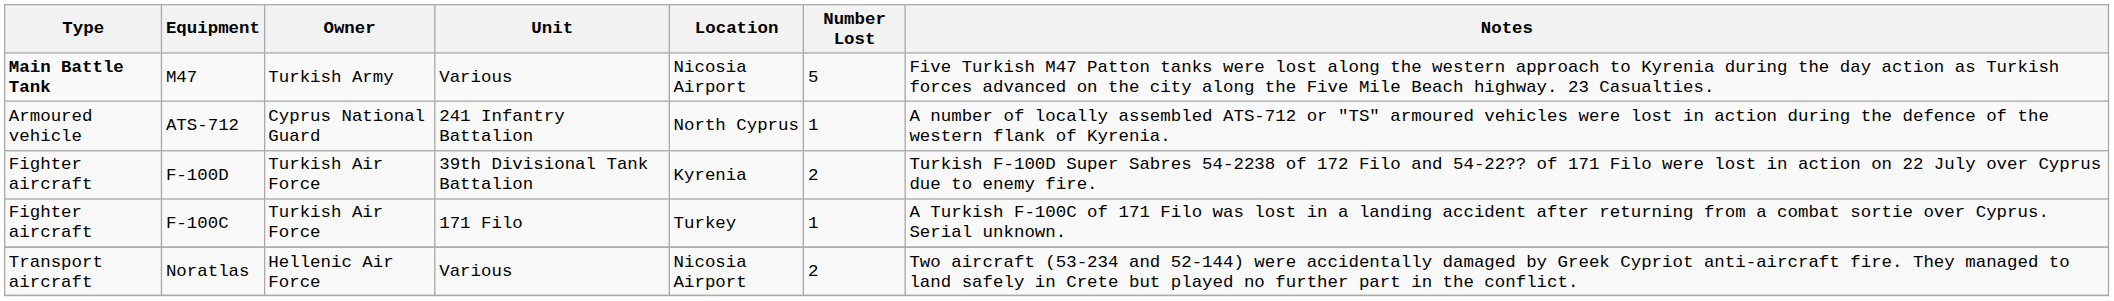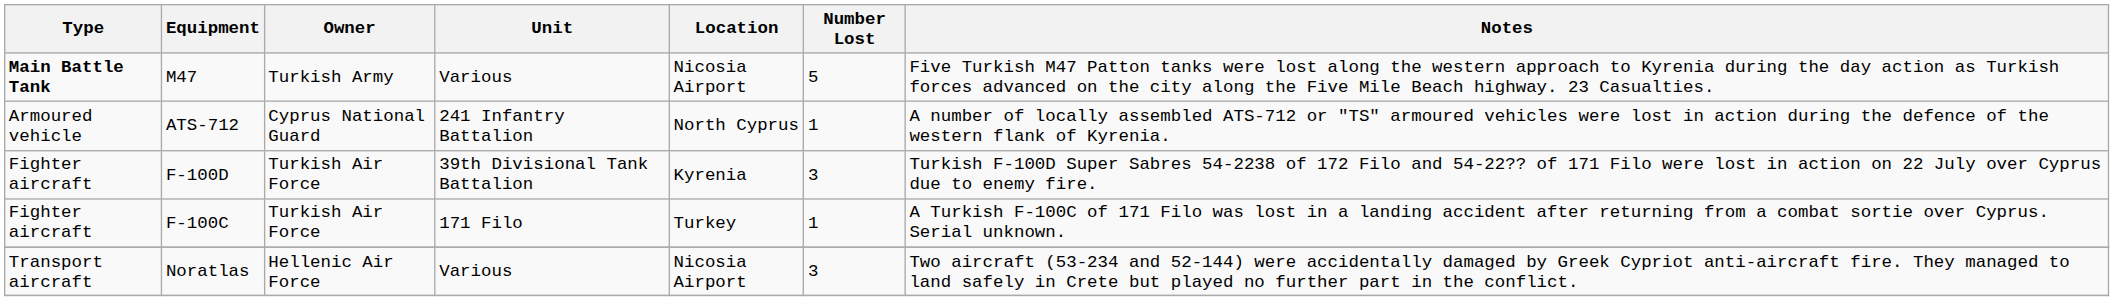(813, 174) 2 -> (813, 174) 3
(813, 271) 2 -> (813, 271) 3
